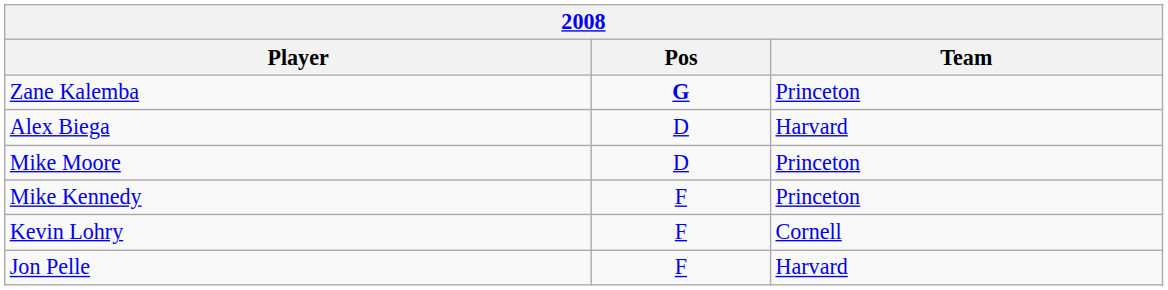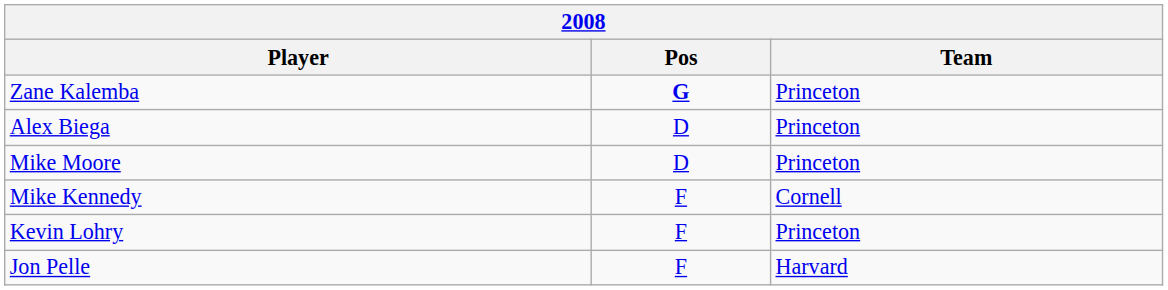(812, 127) Harvard -> (818, 127) Princeton
(818, 197) Princeton -> (809, 197) Cornell
(809, 232) Cornell -> (818, 232) Princeton
